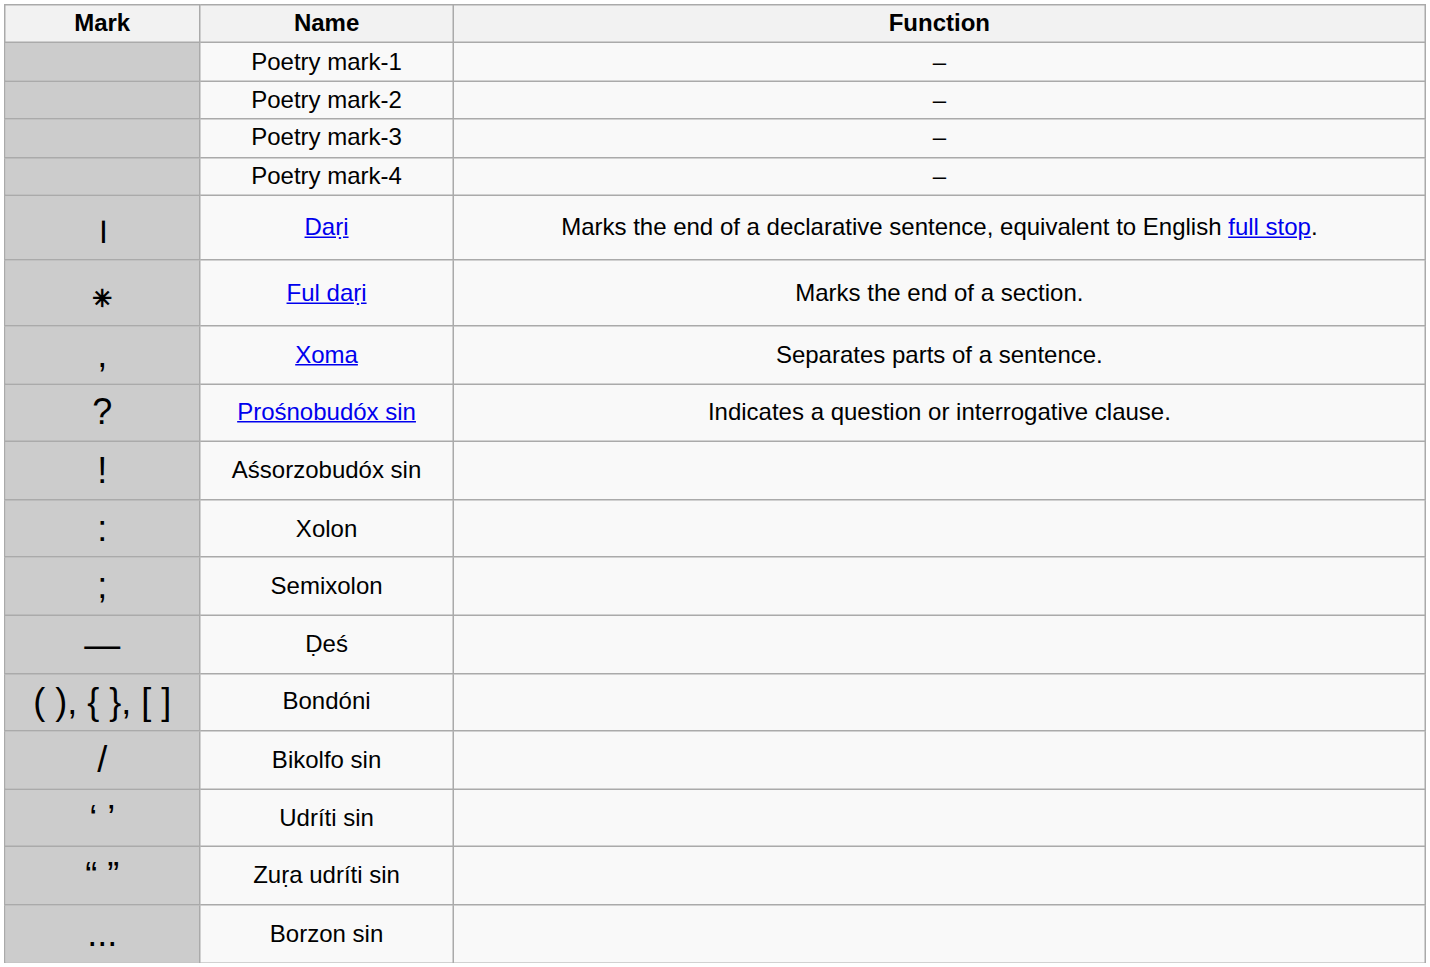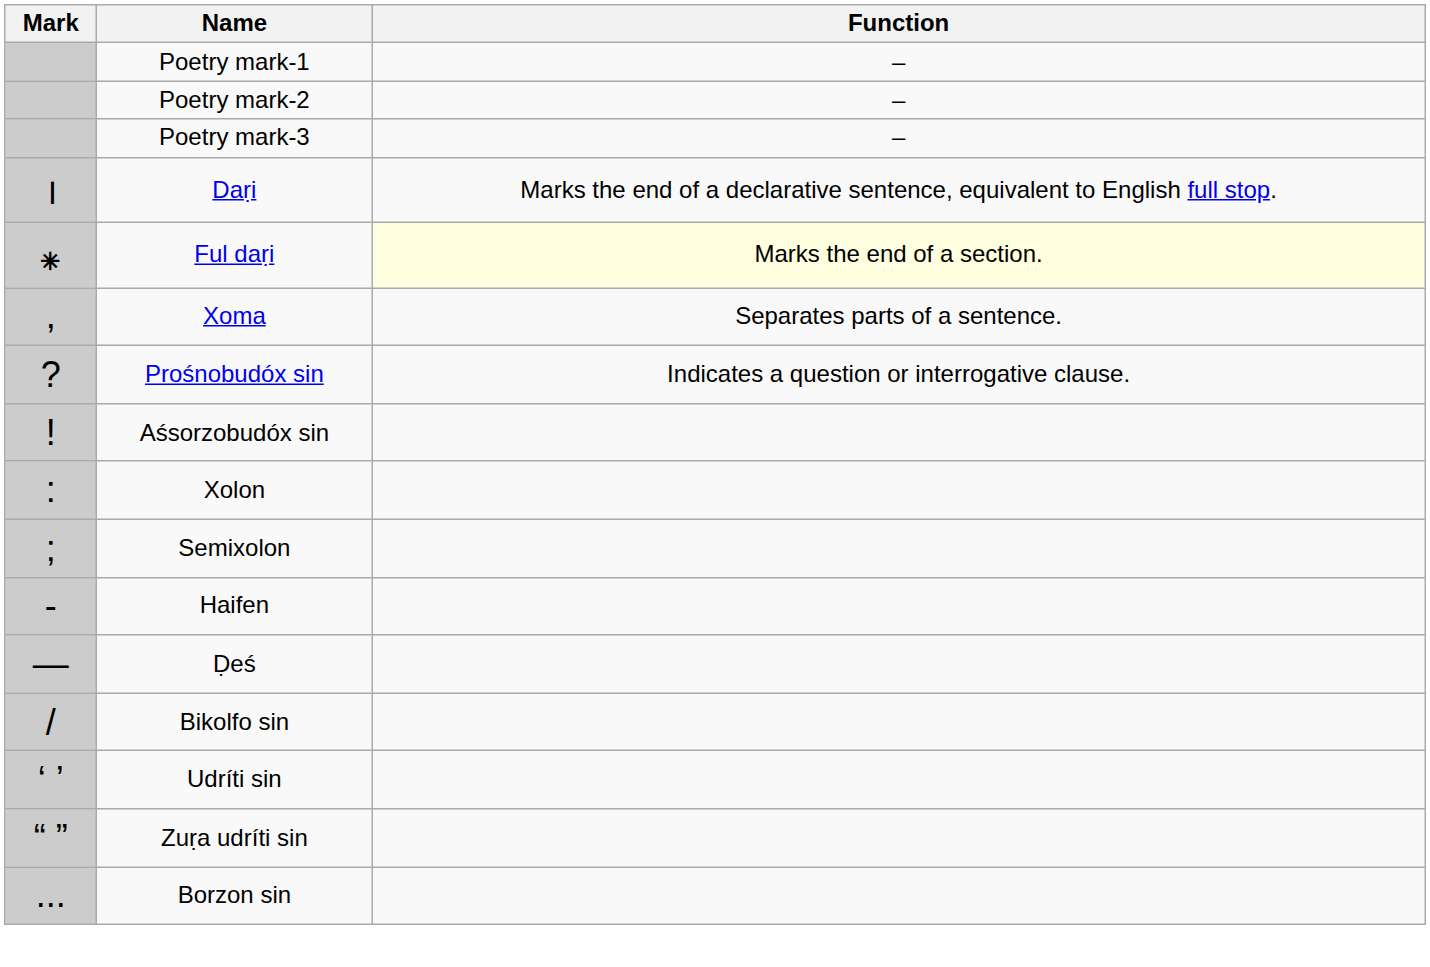- row: (327, 175)
(939, 292) no background -> (899, 254) lightyellow background
+ row: (234, 605)
- row: (327, 701)
